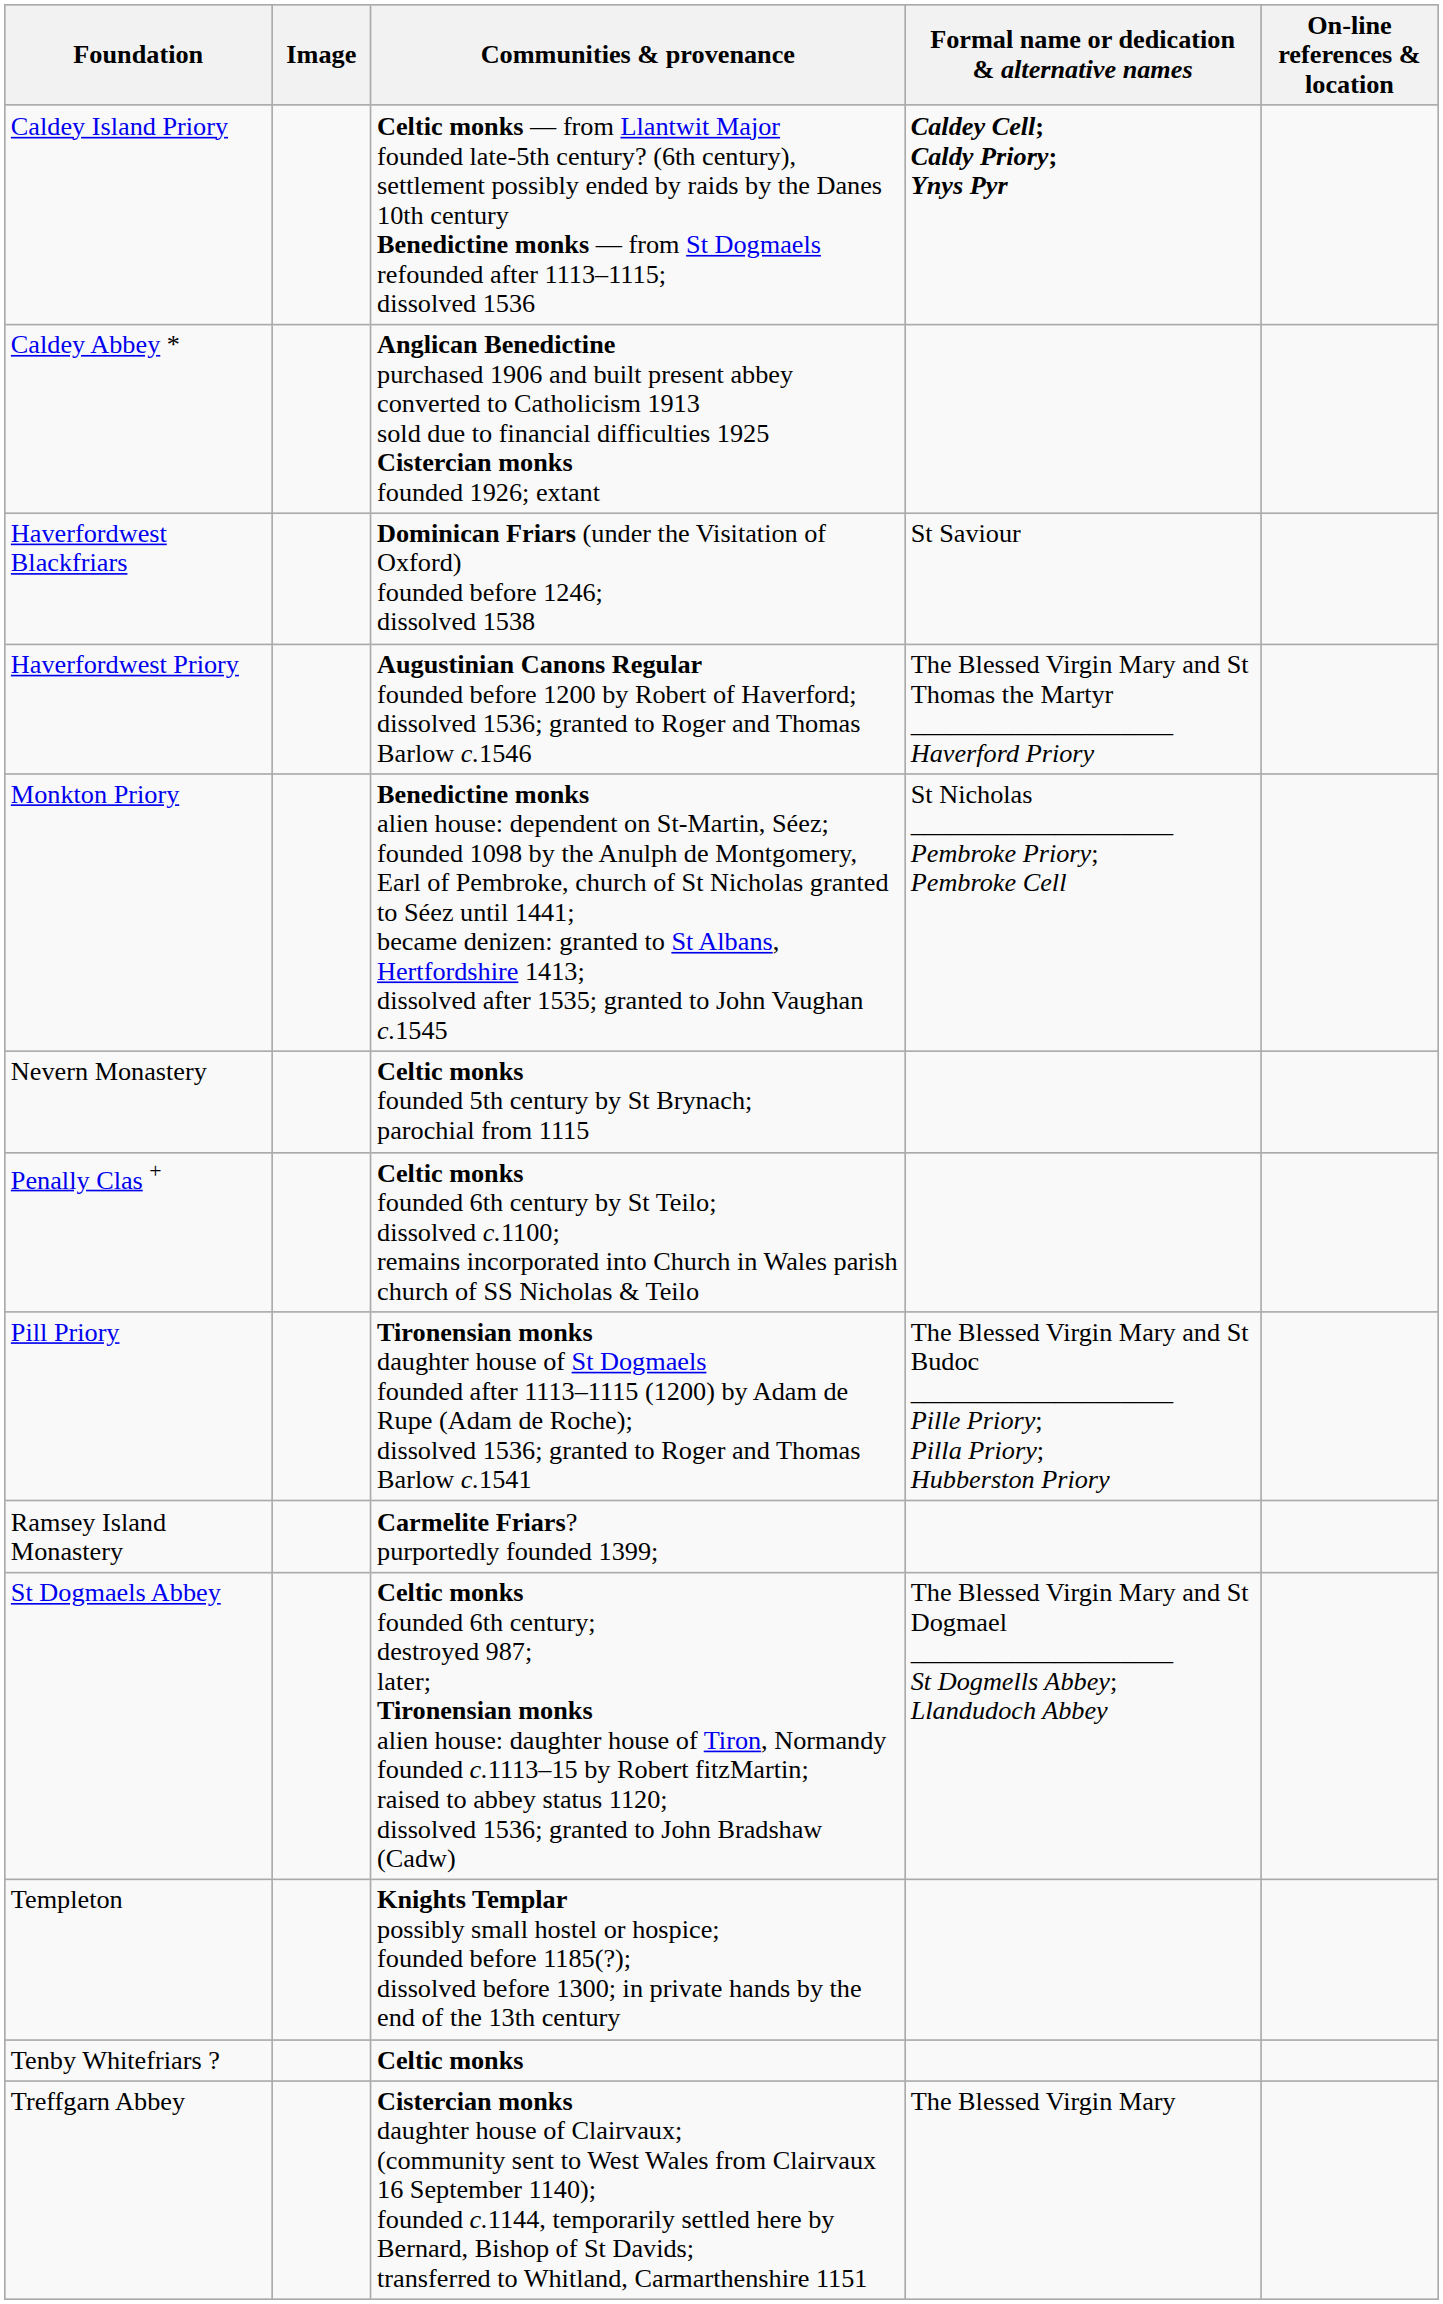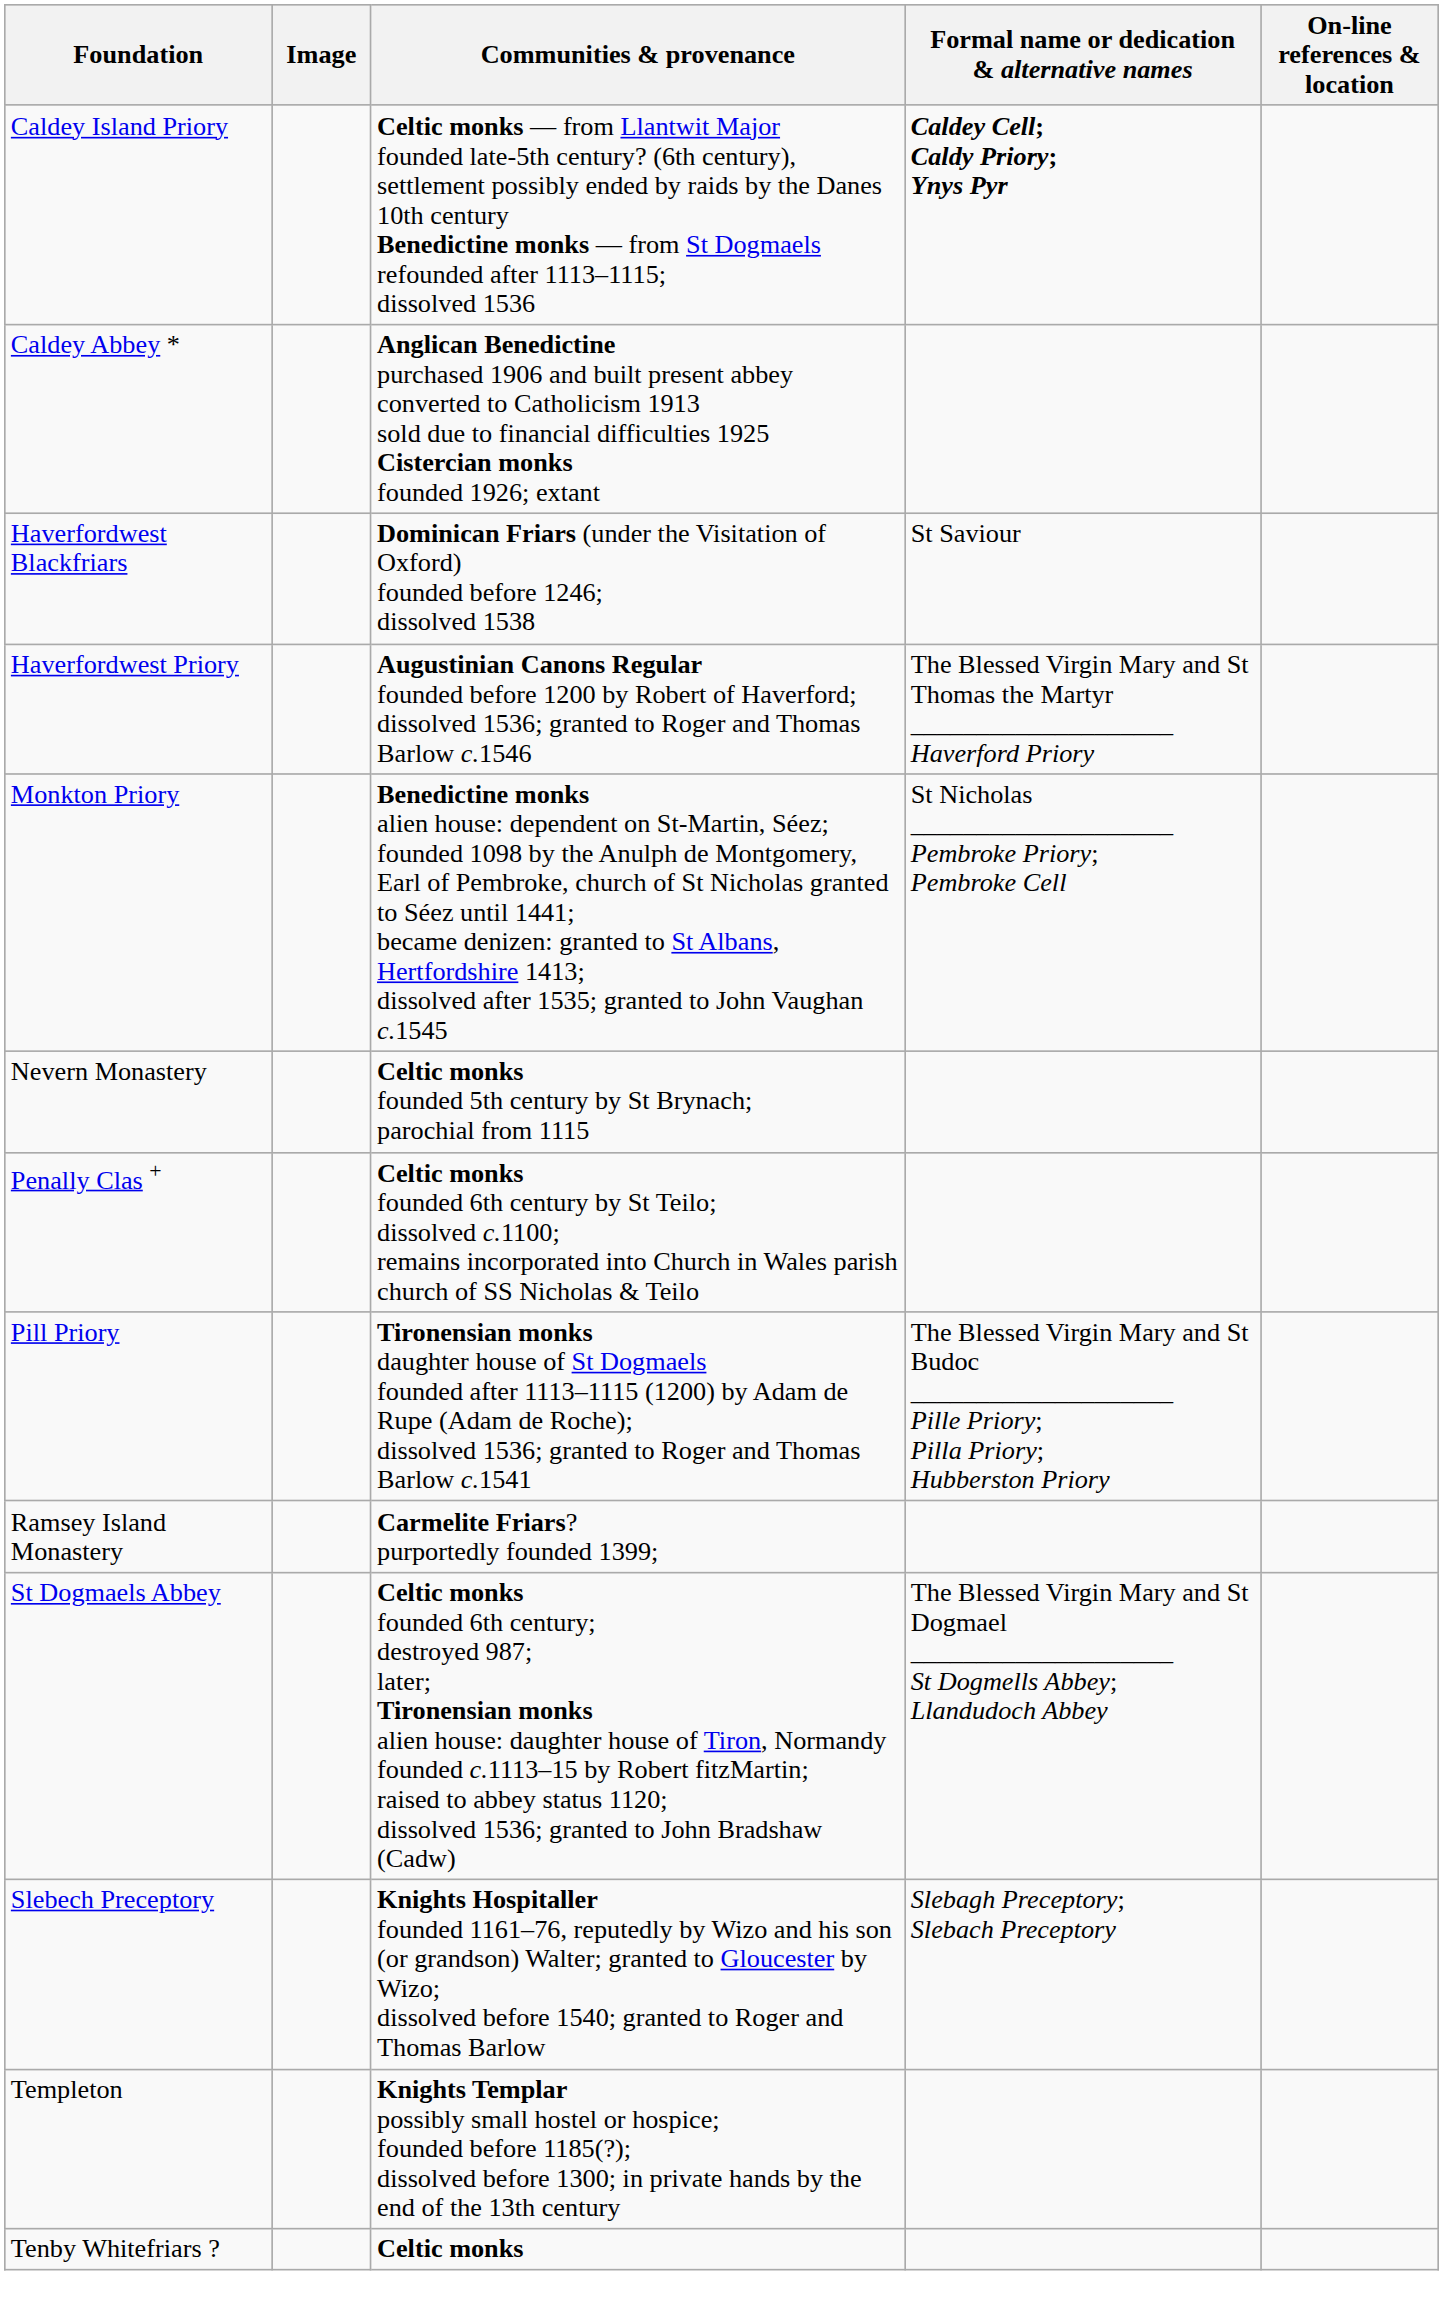+ row: (113, 1900)
- row: (98, 2101)
